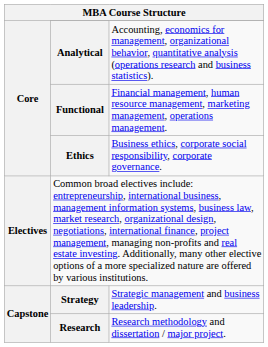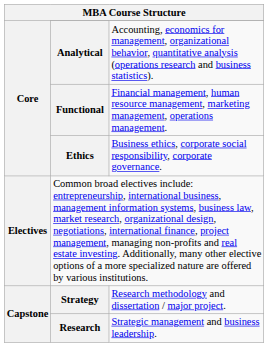(185, 299) Strategic management and business leadership. -> (169, 299) Research methodology and dissertation / major project.
(169, 328) Research methodology and dissertation / major project. -> (185, 328) Strategic management and business leadership.
